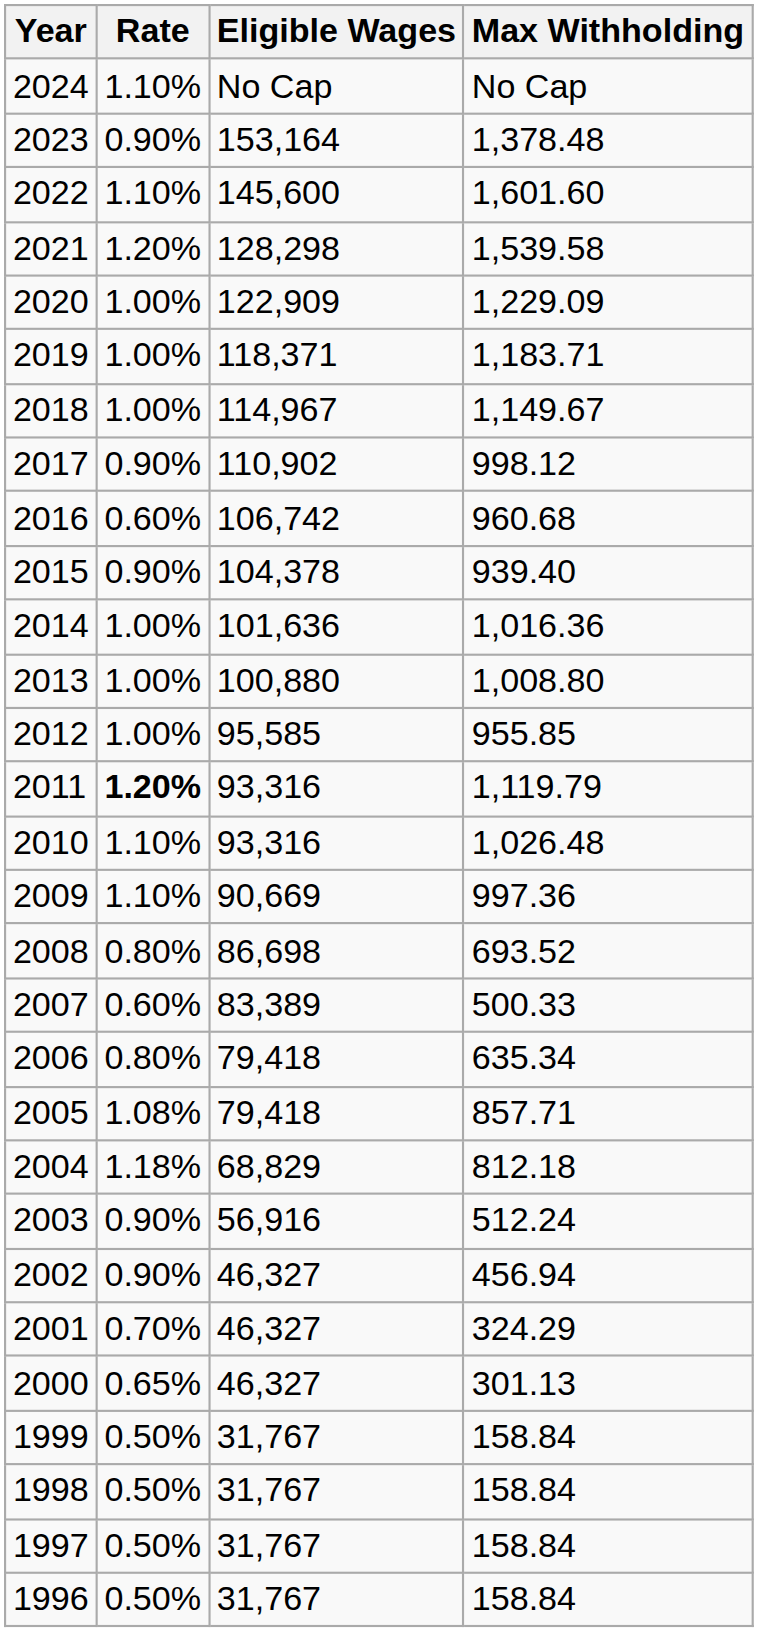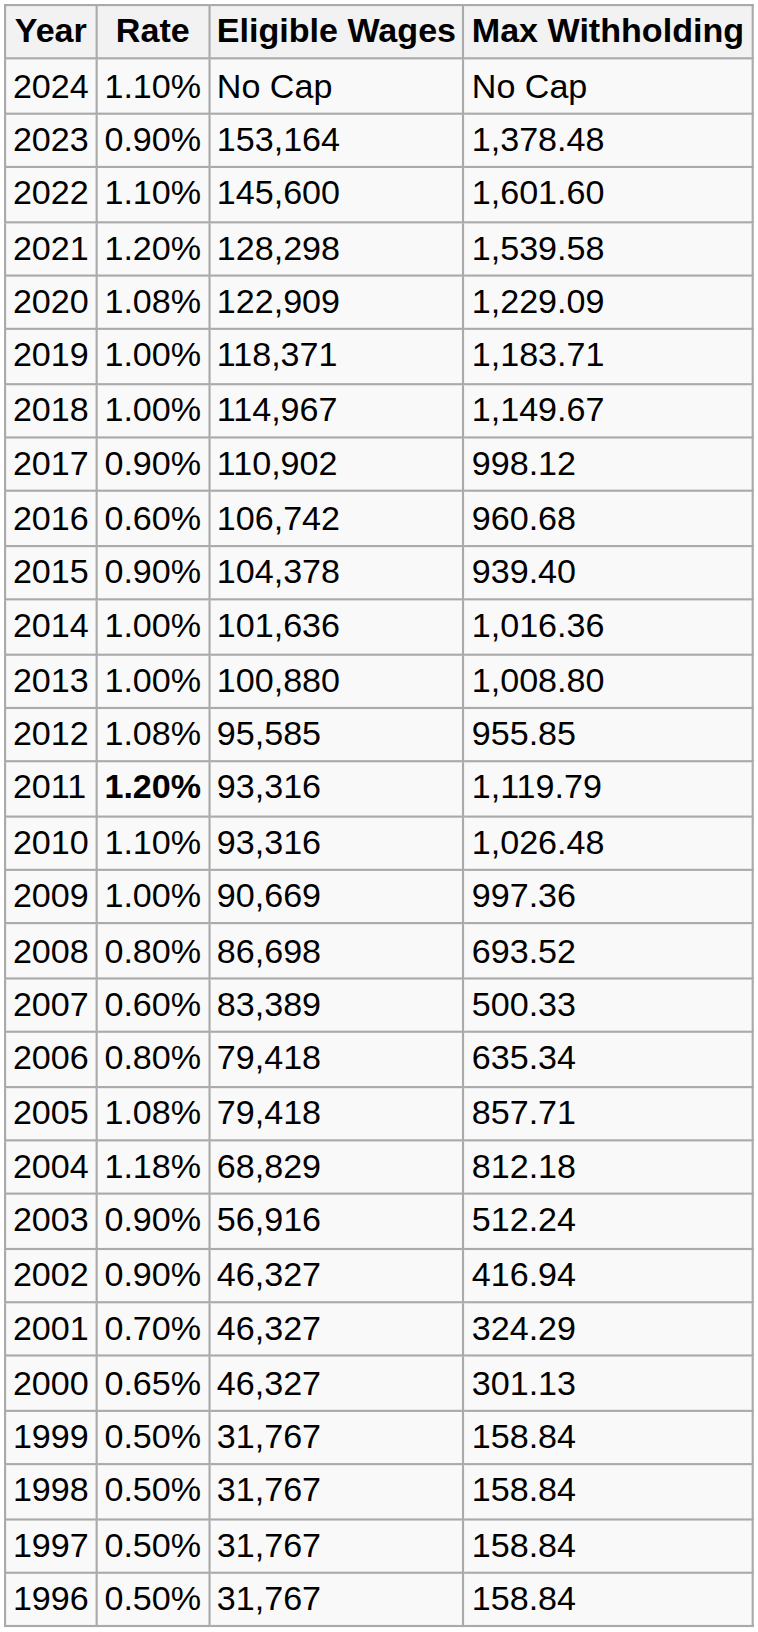(153, 301) 1.00% -> (153, 301) 1.08%
(153, 734) 1.00% -> (153, 734) 1.08%
(153, 896) 1.10% -> (153, 896) 1.00%
(524, 1274) 456.94 -> (524, 1274) 416.94
